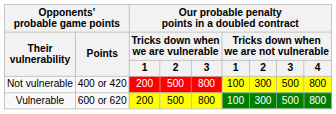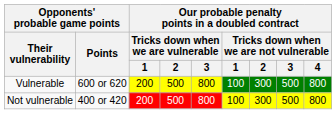rows swapped: (40, 100) <-> (40, 84)
